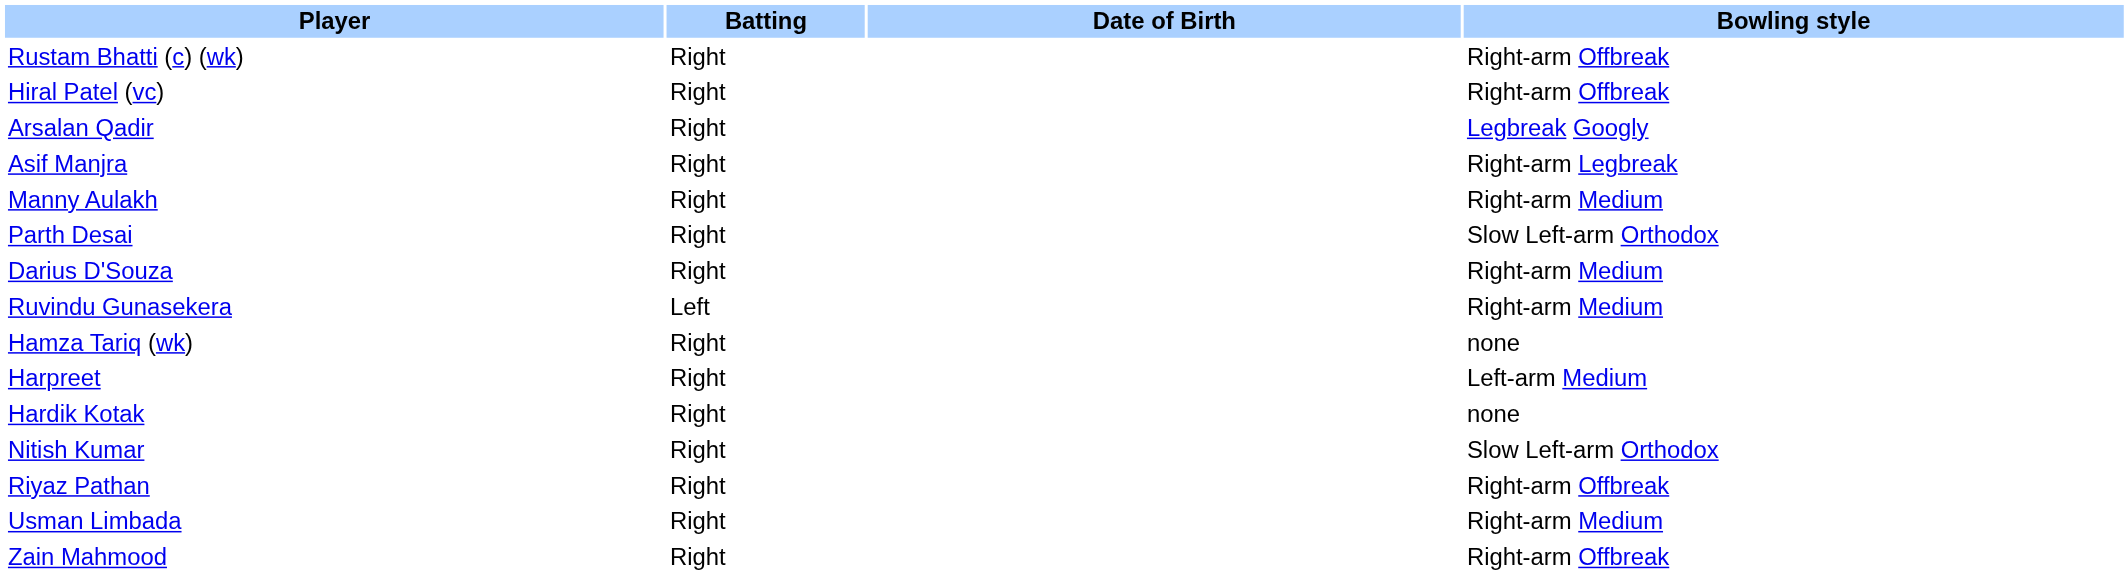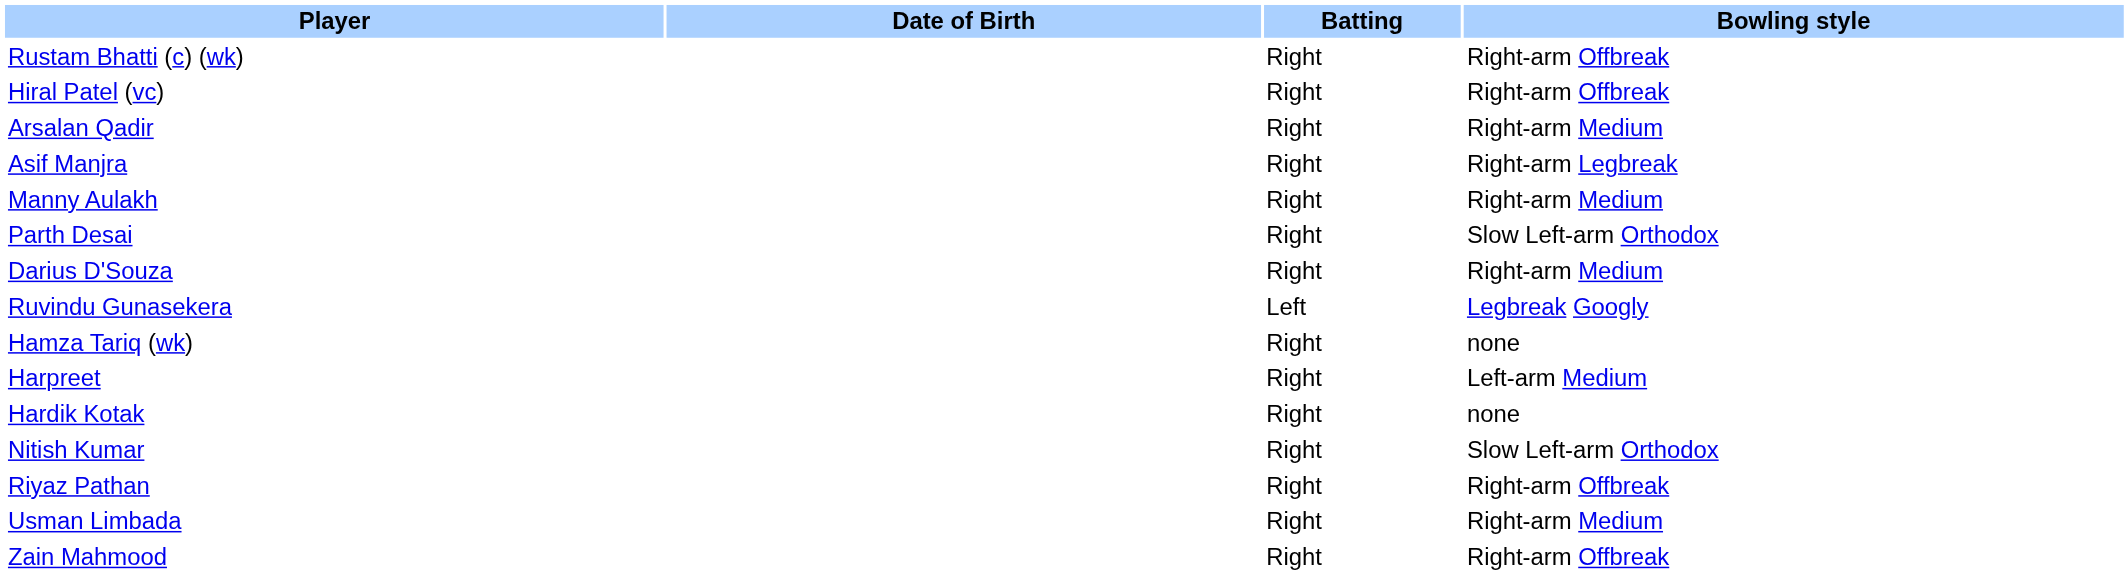columns swapped: (1164, 21) <-> (766, 21)
(1558, 128) Legbreak Googly -> (1565, 128) Right-arm Medium
(1565, 307) Right-arm Medium -> (1558, 307) Legbreak Googly
